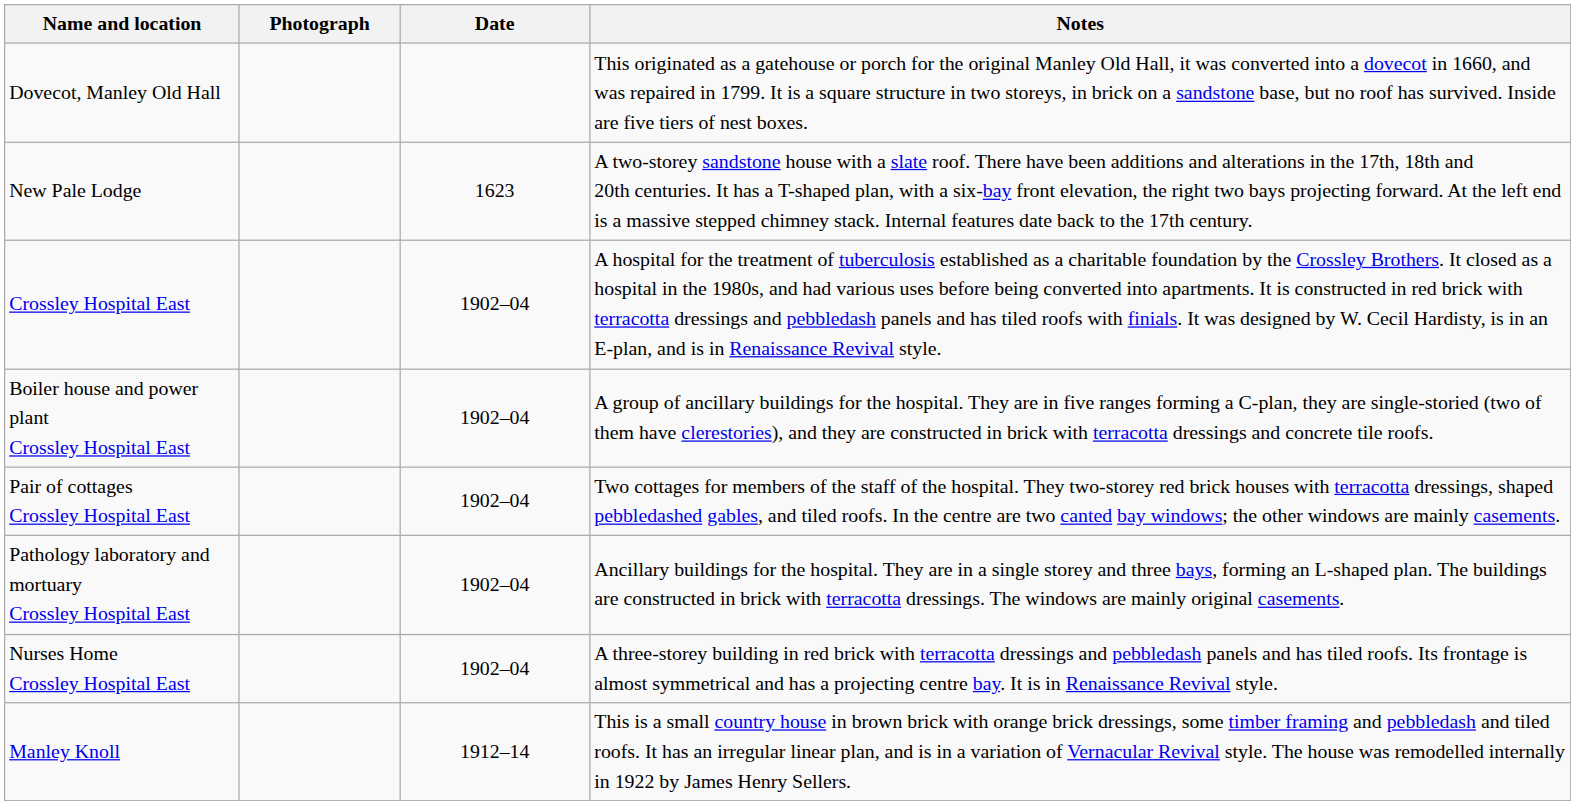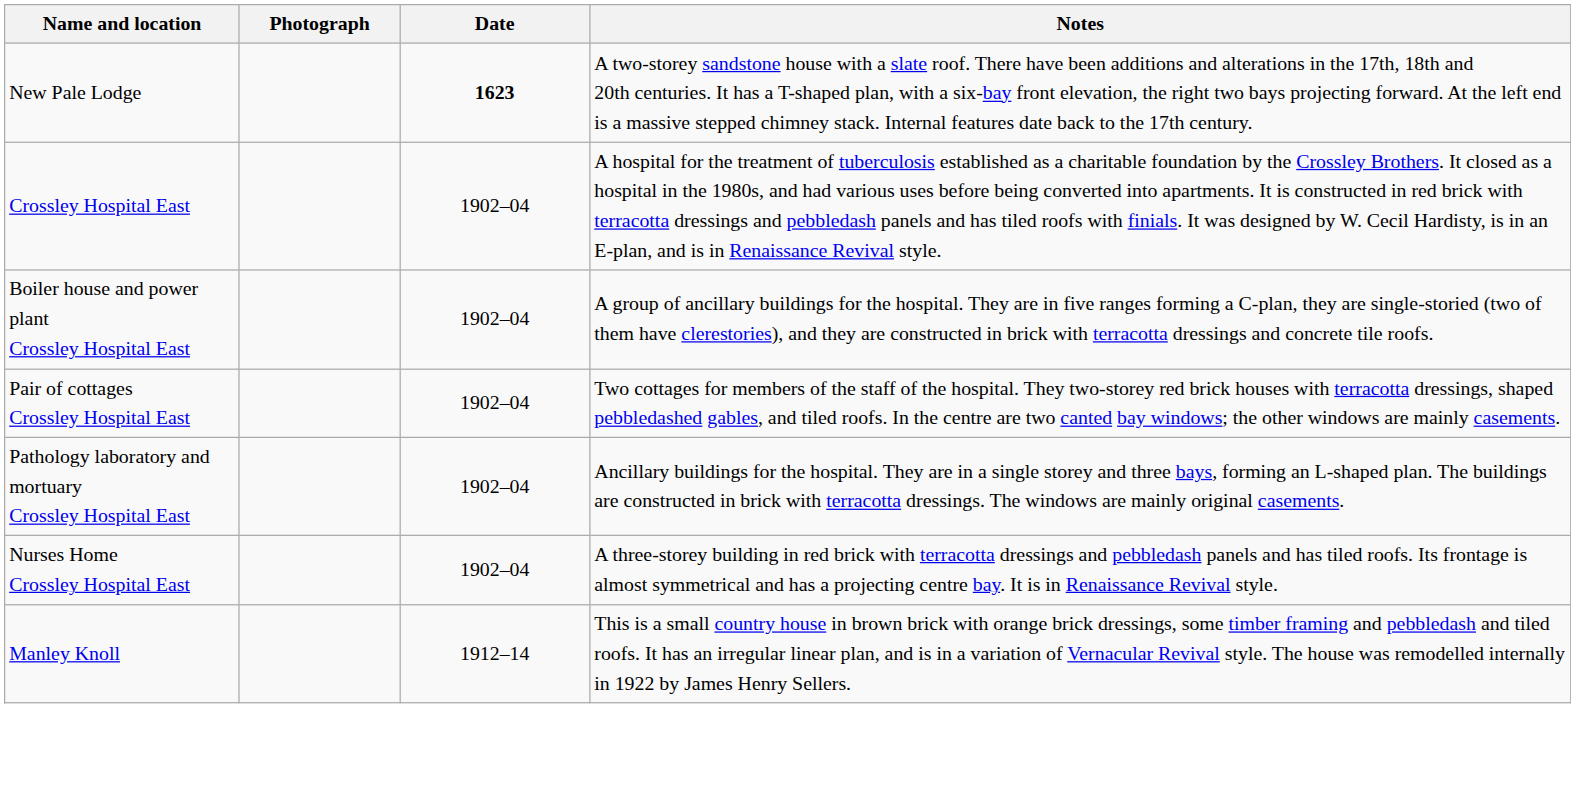- row: (115, 92)
(495, 191) normal -> (495, 92) bold
